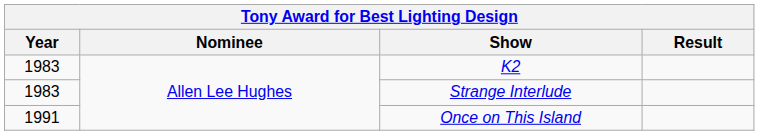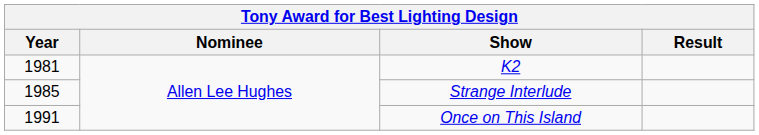(42, 67) 1983 -> (42, 67) 1981
(42, 92) 1983 -> (42, 92) 1985
